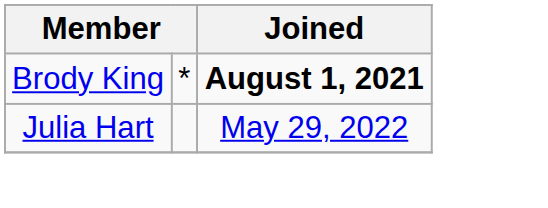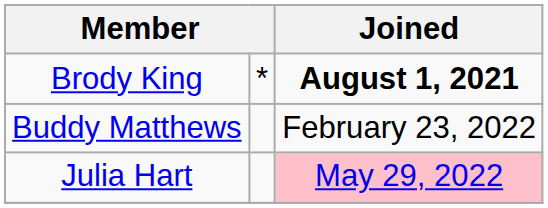+ row: (127, 127)
(314, 127) no background -> (409, 176) pink background
